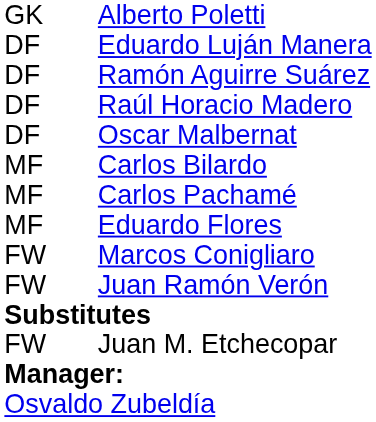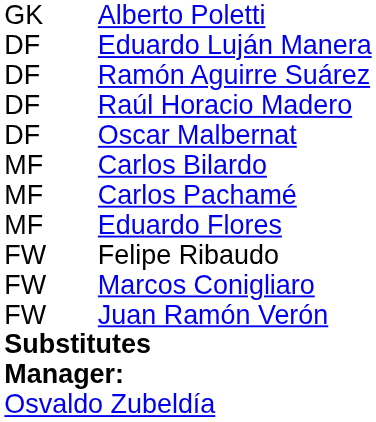+ row: (188, 254)
- row: (218, 344)
